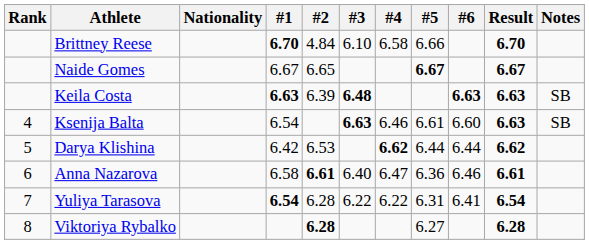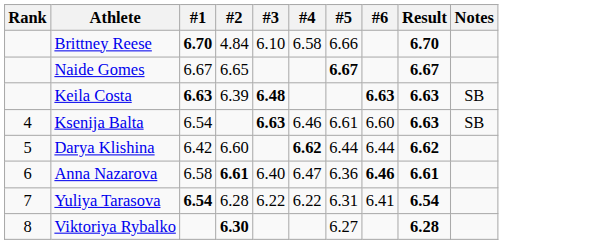- column: (223, 17)
(321, 148) 6.53 -> (234, 148) 6.60
(466, 174) normal -> (380, 174) bold
(321, 226) 6.28 -> (234, 226) 6.30
